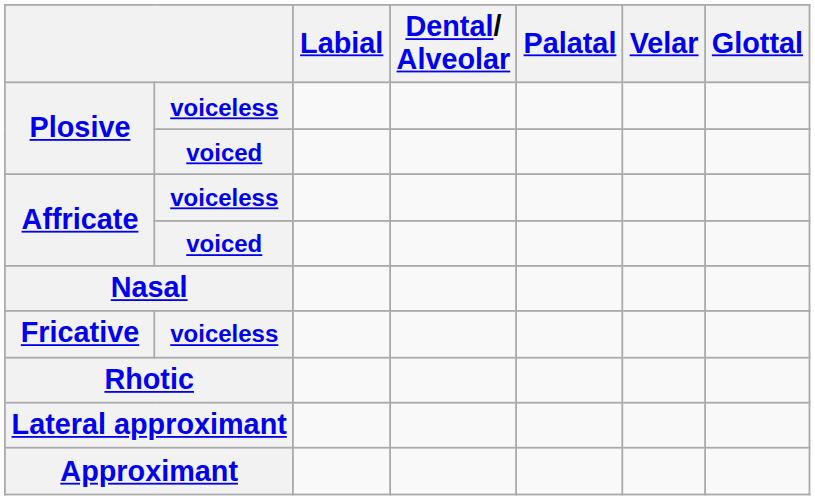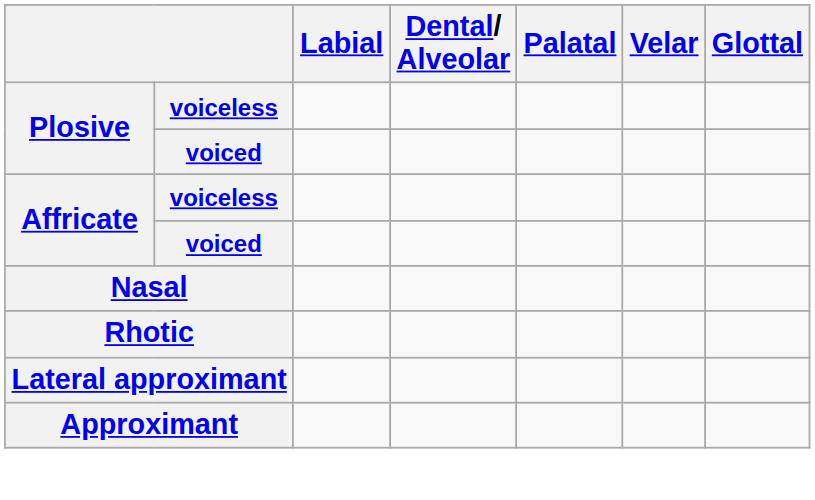- row: (80, 333)
